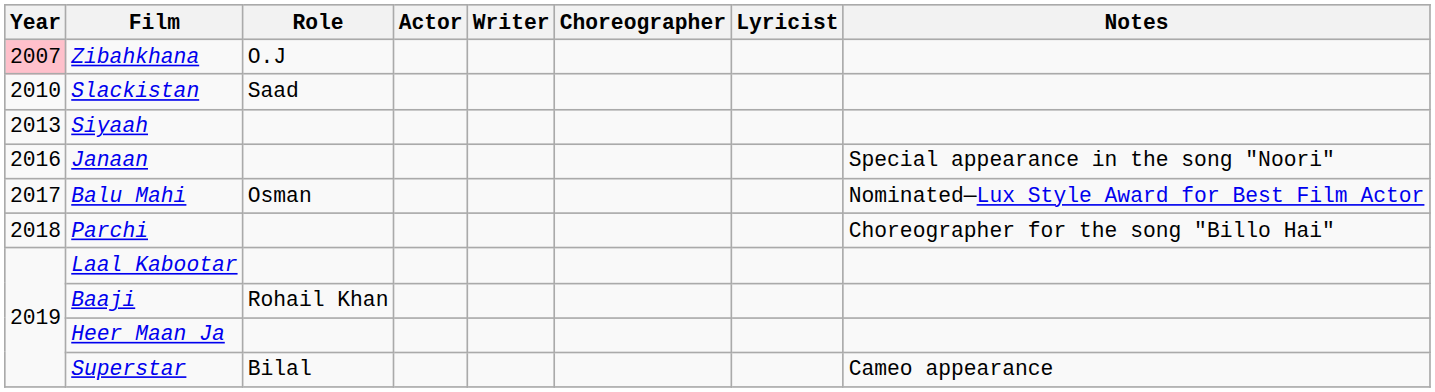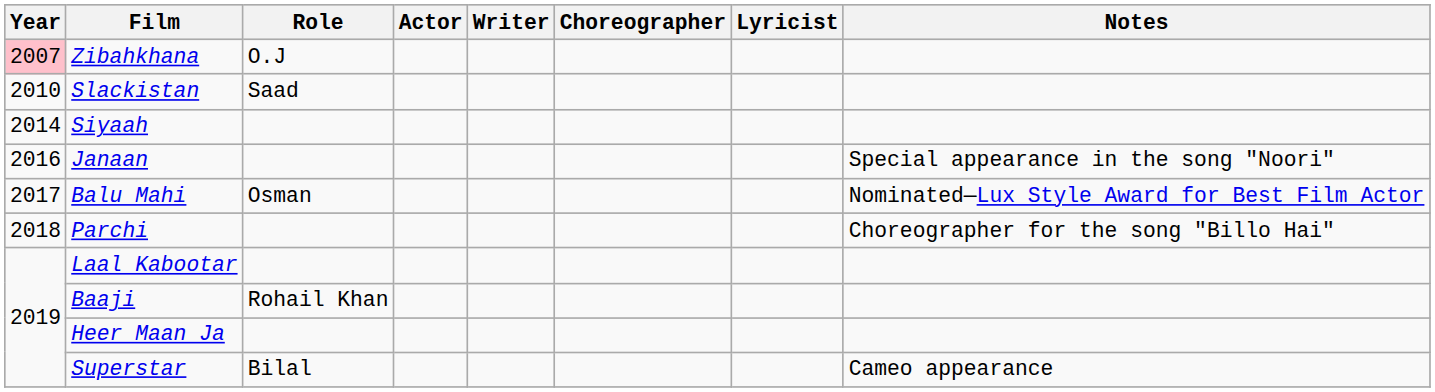(35, 126) 2013 -> (35, 126) 2014
